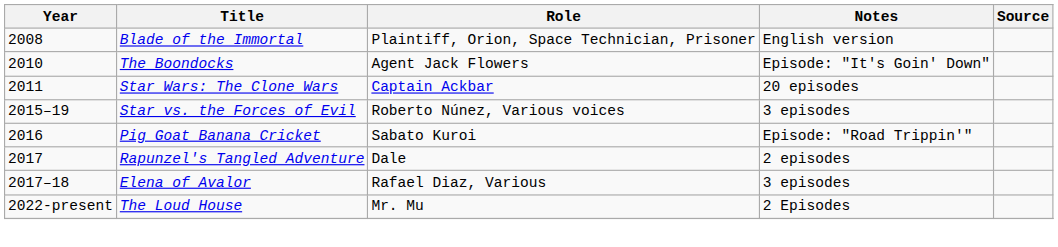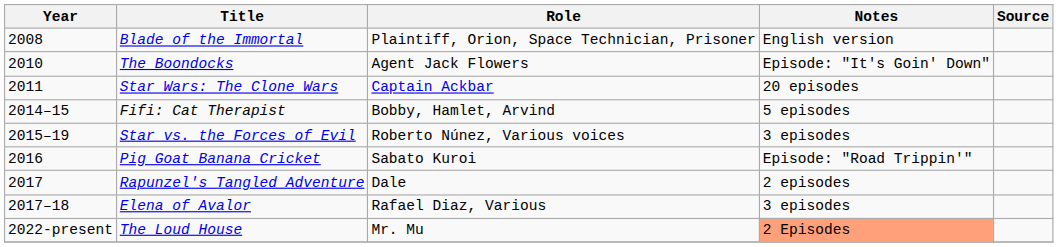+ row: (203, 111)
(806, 206) no background -> (806, 230) lightsalmon background
